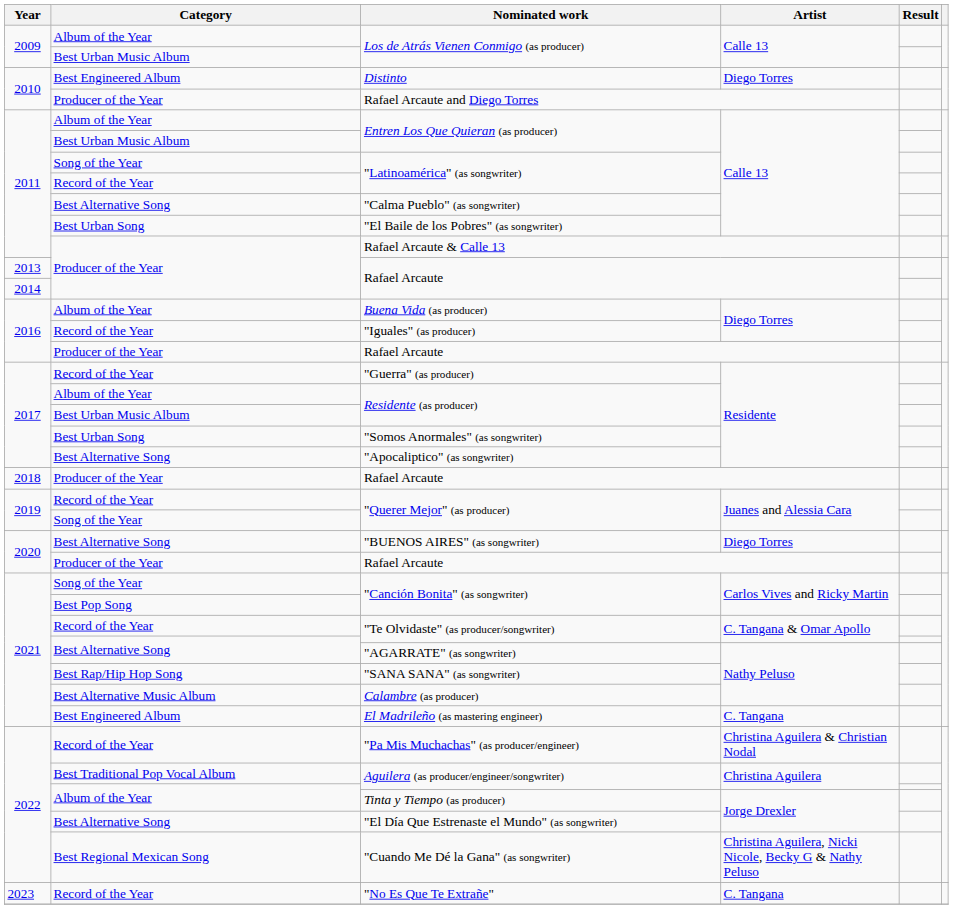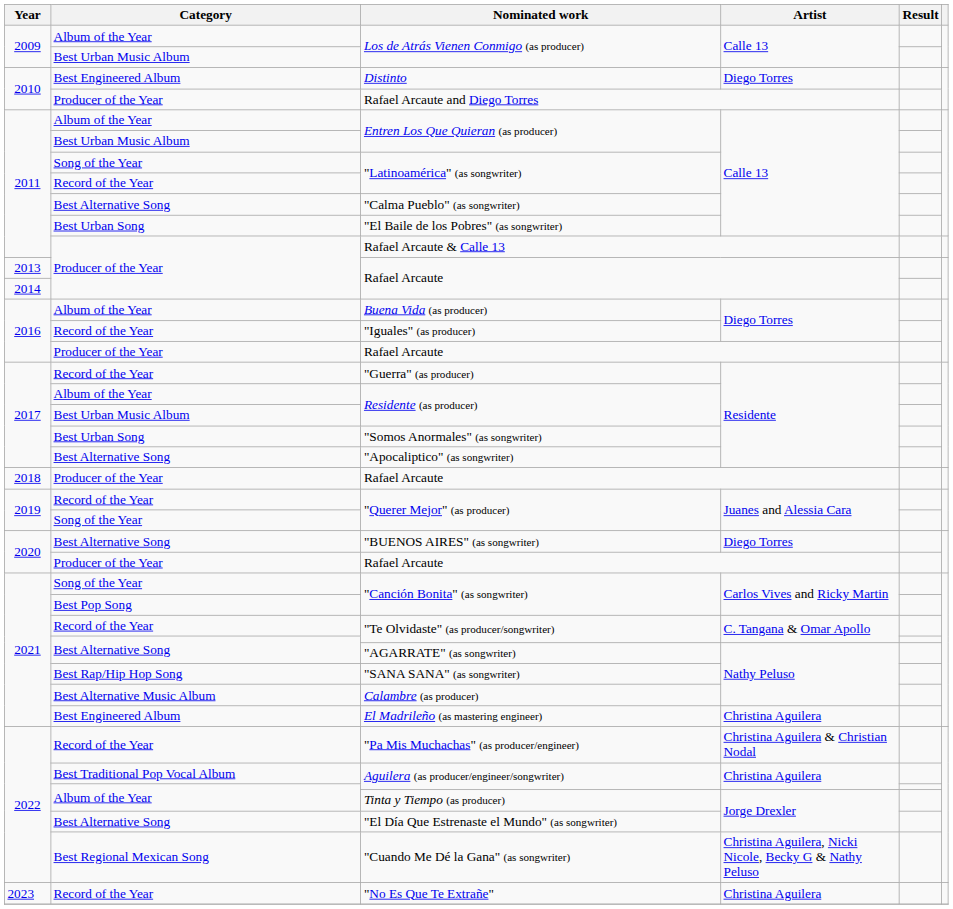(754, 716) C. Tangana -> (772, 716) Christina Aguilera
(754, 893) C. Tangana -> (772, 893) Christina Aguilera
